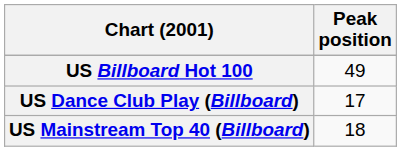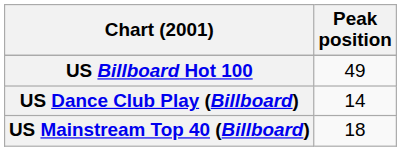(355, 100) 17 -> (355, 100) 14
